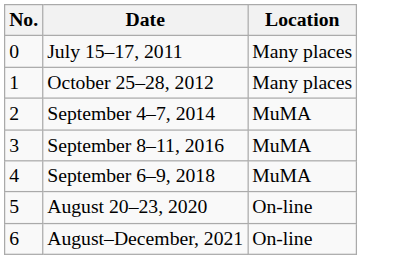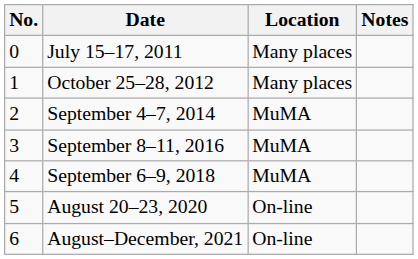+ column: (385, 20)
